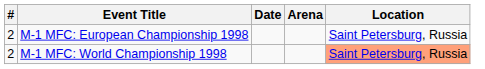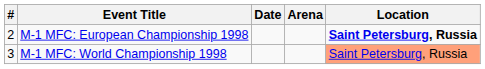(398, 35) normal -> (403, 35) bold
(11, 54) 2 -> (11, 54) 3
